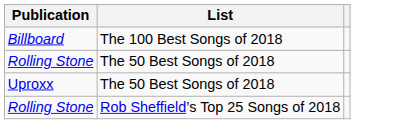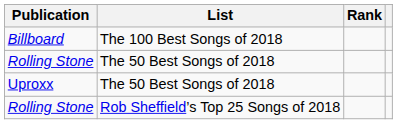+ column: (365, 15)
